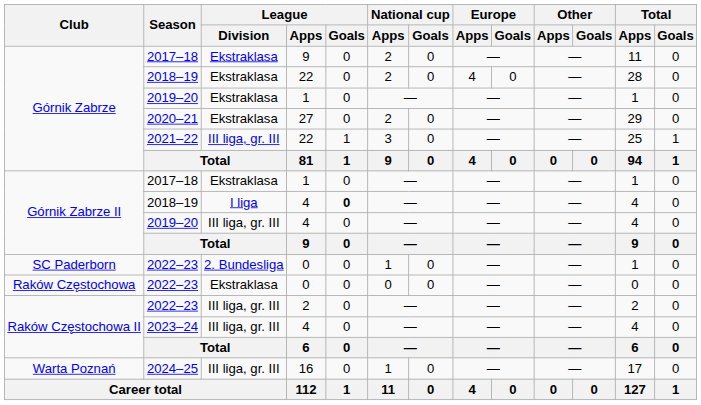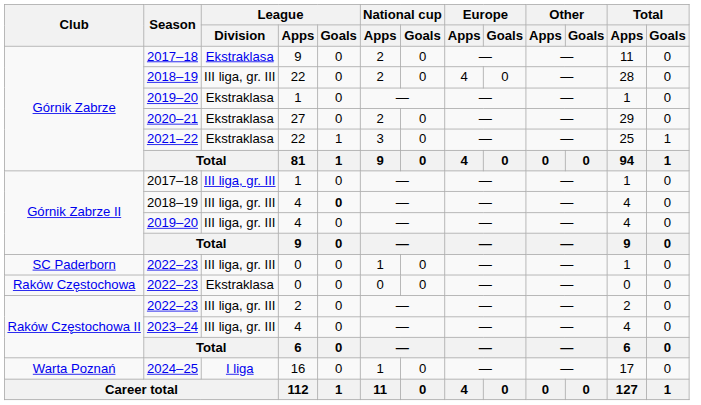(244, 77) Ekstraklasa -> (240, 77) III liga, gr. III
(244, 139) III liga, gr. III -> (240, 139) Ekstraklasa
(244, 181) Ekstraklasa -> (240, 181) III liga, gr. III
(244, 202) I liga -> (240, 202) III liga, gr. III
(244, 264) 2. Bundesliga -> (240, 264) III liga, gr. III
(244, 368) III liga, gr. III -> (240, 368) I liga
